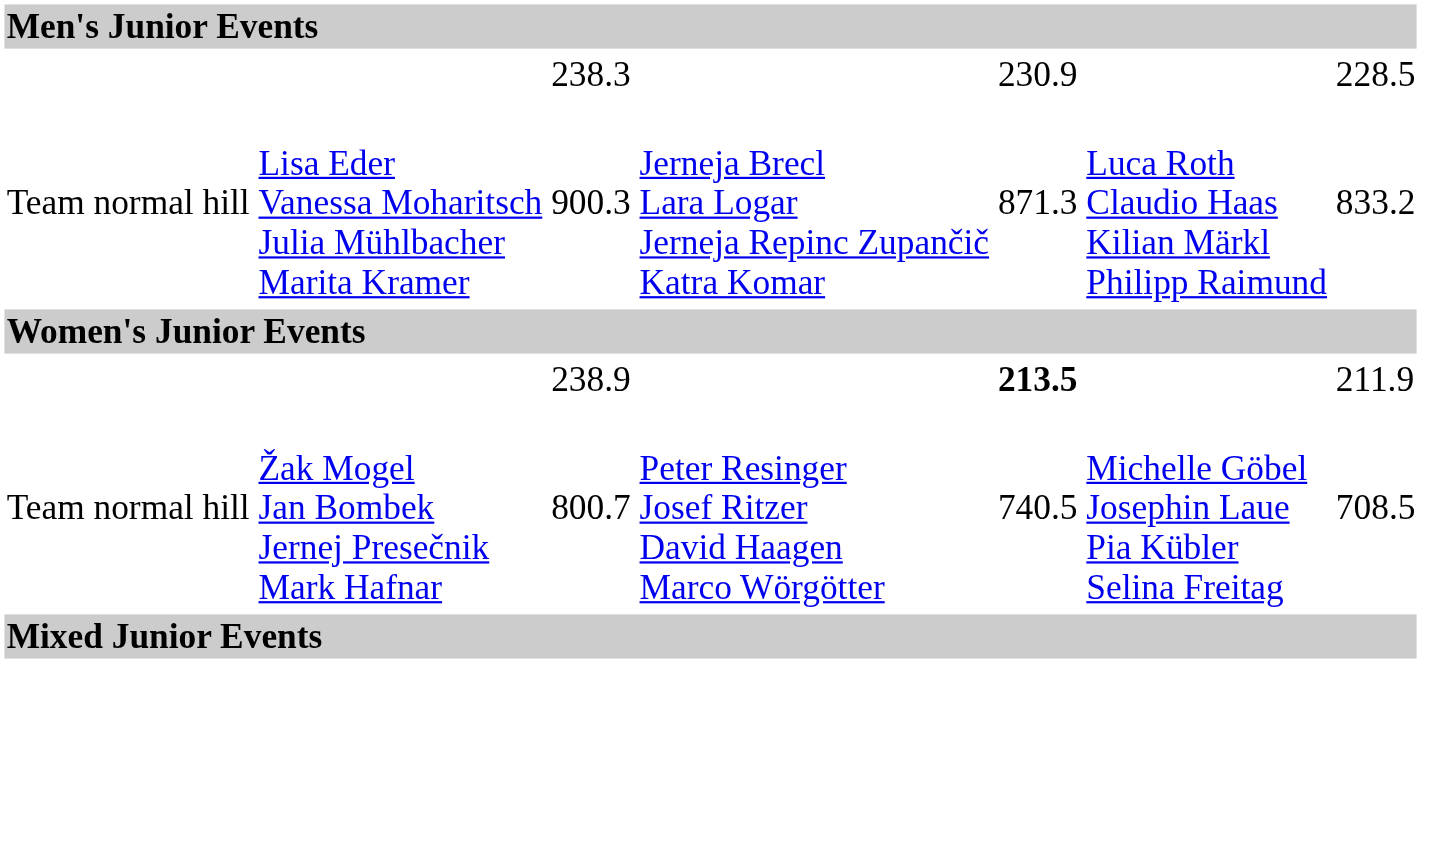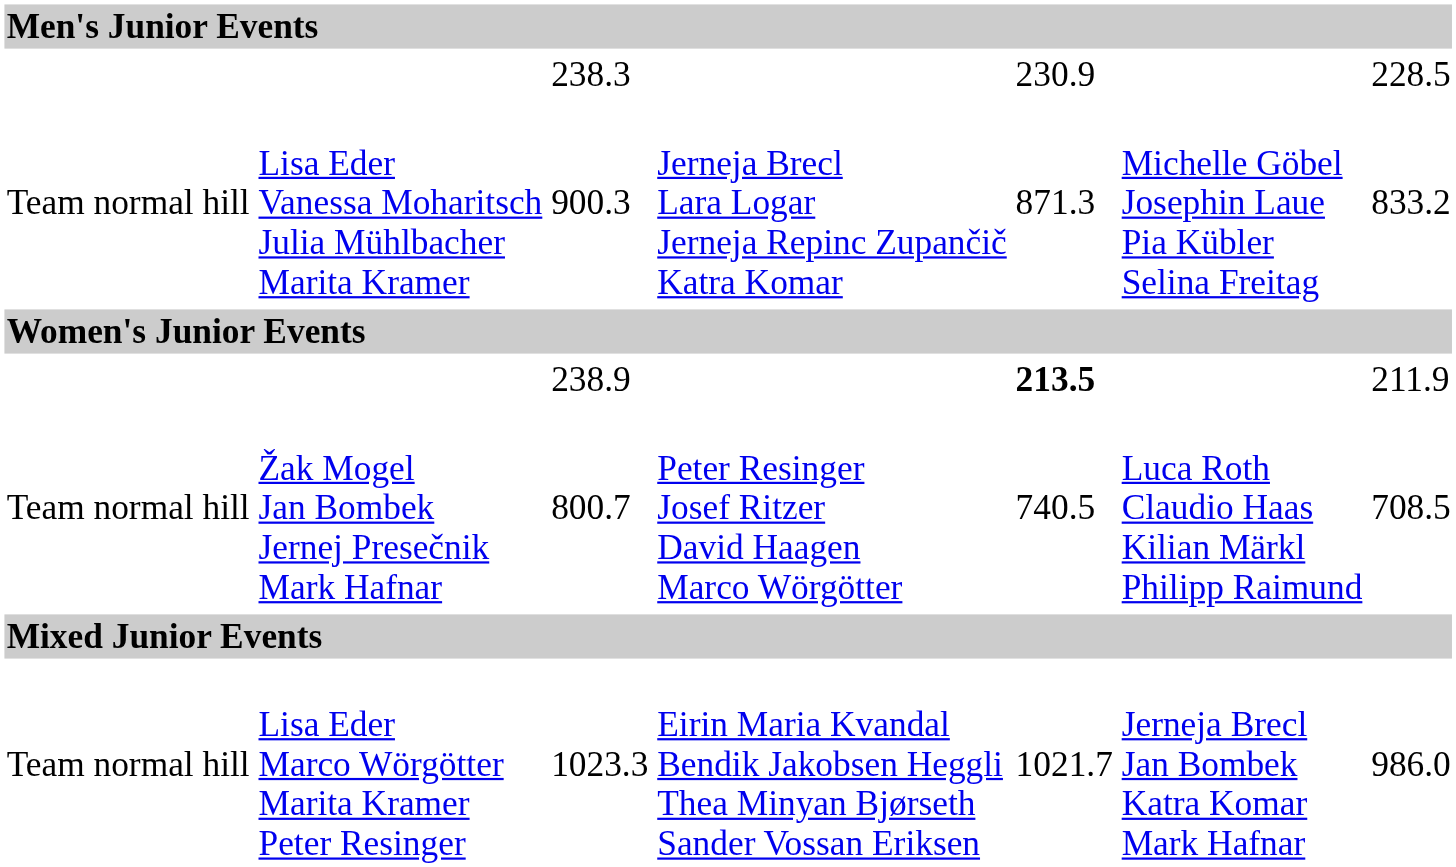(1207, 222) Luca Roth Claudio Haas Kilian Märkl Philipp Raimund -> (1232, 222) Michelle Göbel Josephin Laue Pia Kübler Selina Freitag
(1197, 527) Michelle Göbel Josephin Laue Pia Kübler Selina Freitag -> (1242, 527) Luca Roth Claudio Haas Kilian Märkl Philipp Raimund
+ row: (600, 764)
